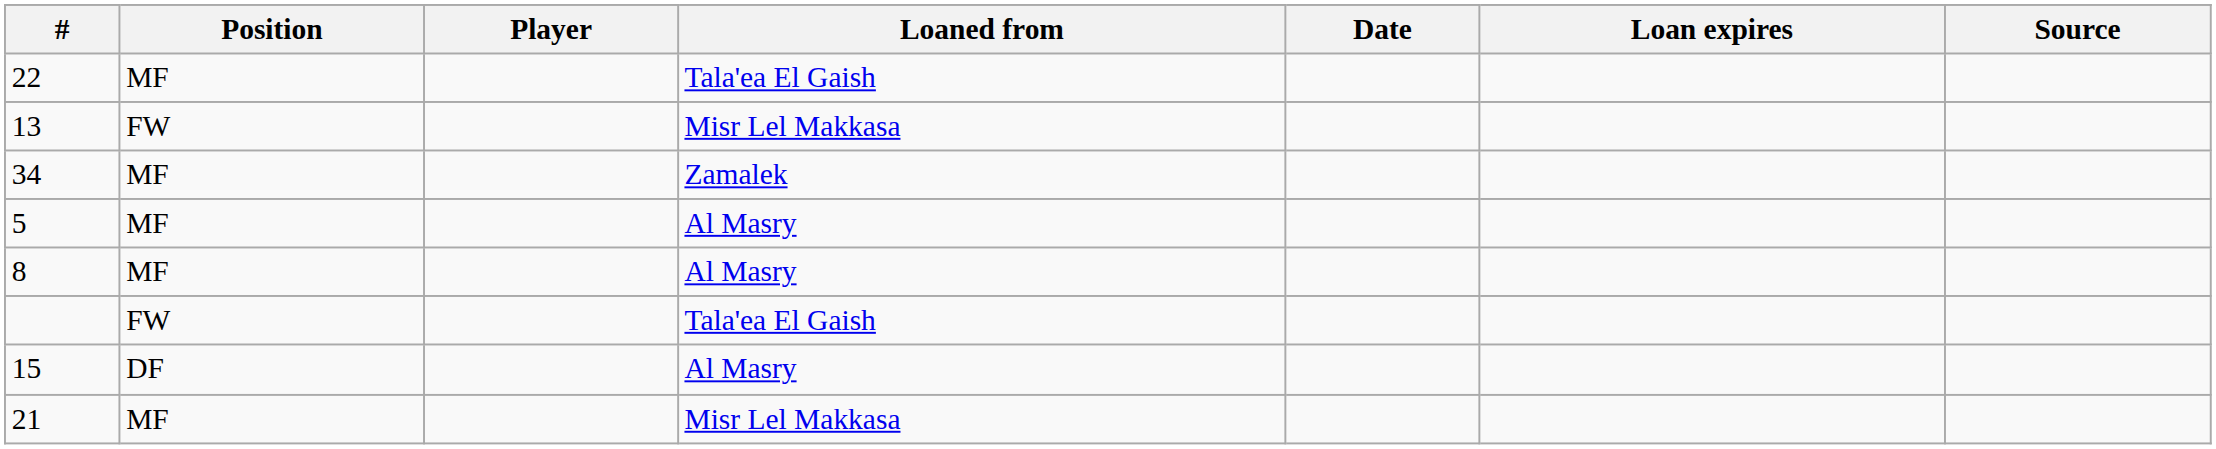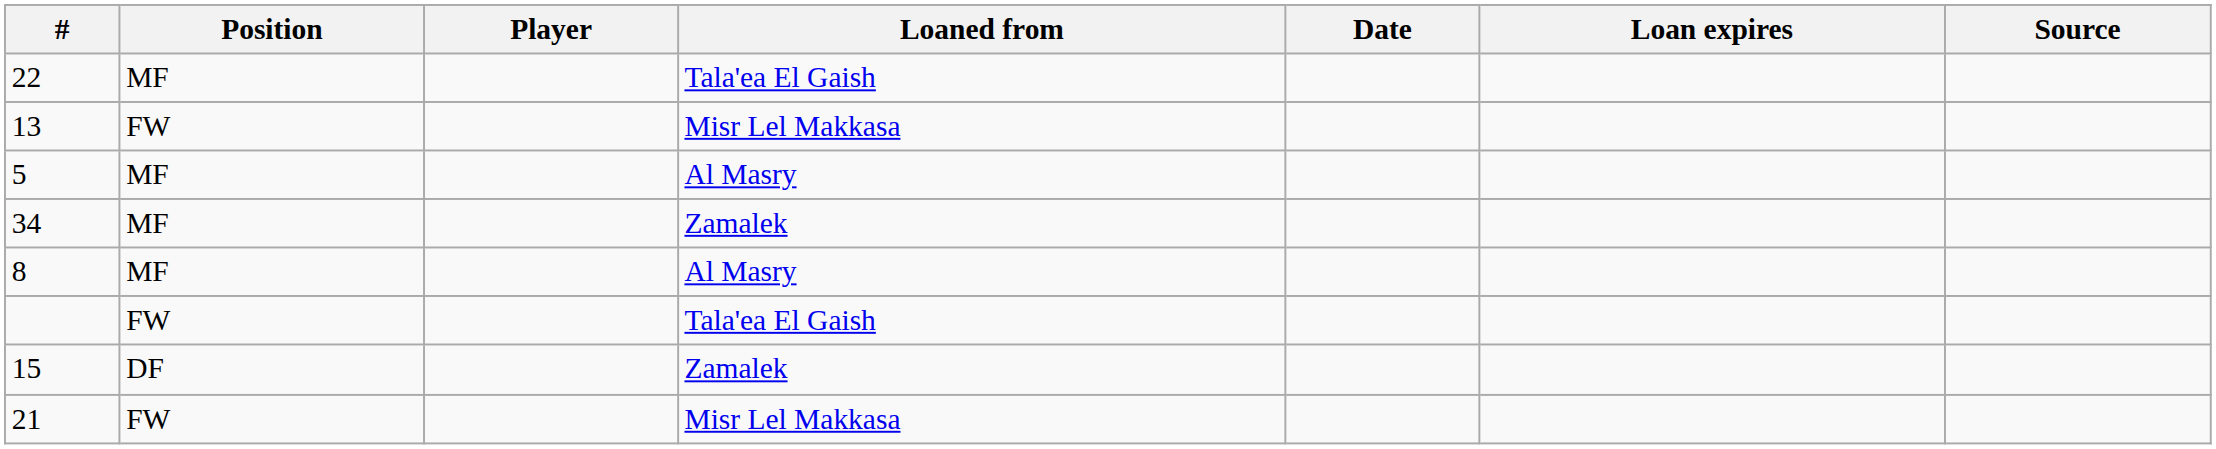rows swapped: (27, 174) <-> (19, 223)
(741, 369) Al Masry -> (736, 369) Zamalek
(147, 417) MF -> (148, 417) FW
